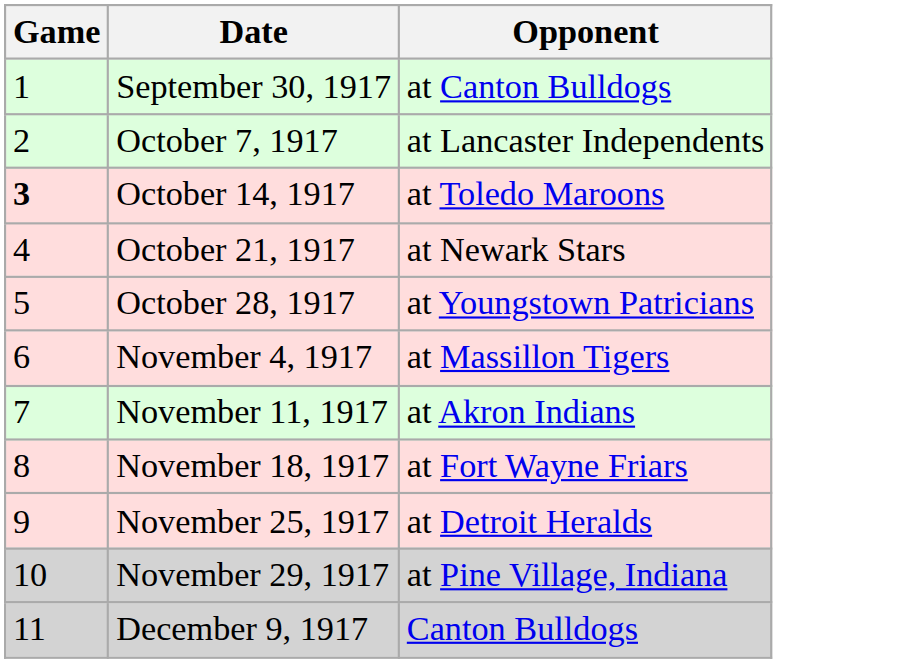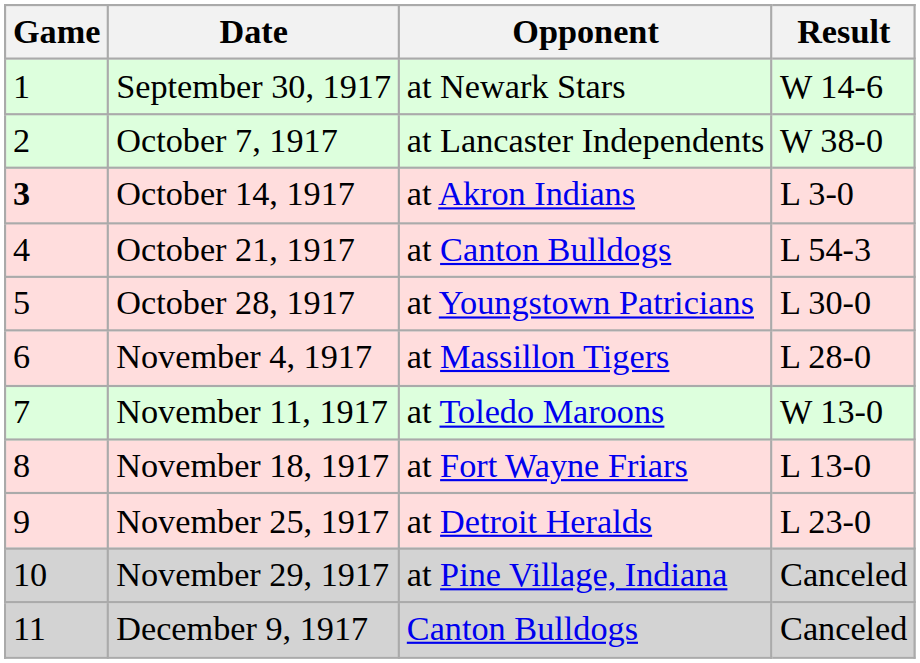+ column: (844, 31)
(539, 85) at Canton Bulldogs -> (516, 85) at Newark Stars
(536, 194) at Toledo Maroons -> (521, 194) at Akron Indians
(516, 248) at Newark Stars -> (539, 248) at Canton Bulldogs
(521, 411) at Akron Indians -> (536, 411) at Toledo Maroons
